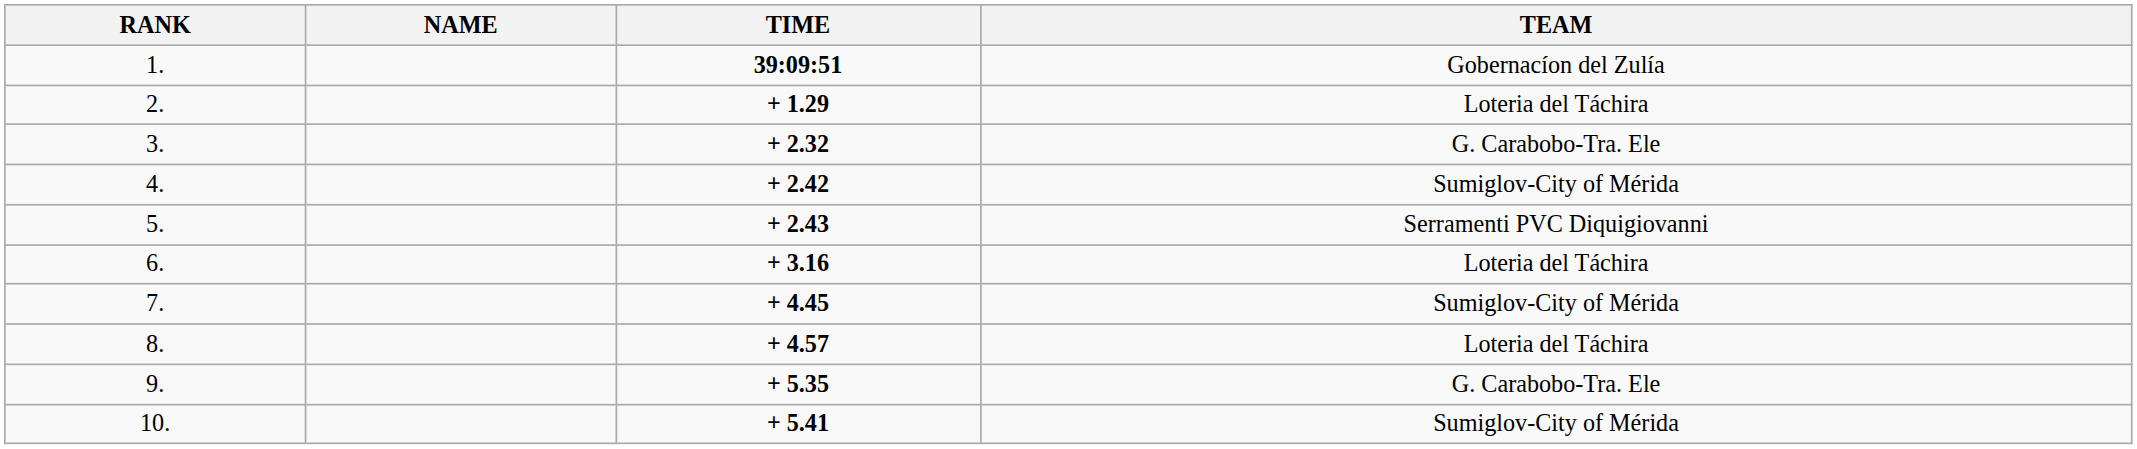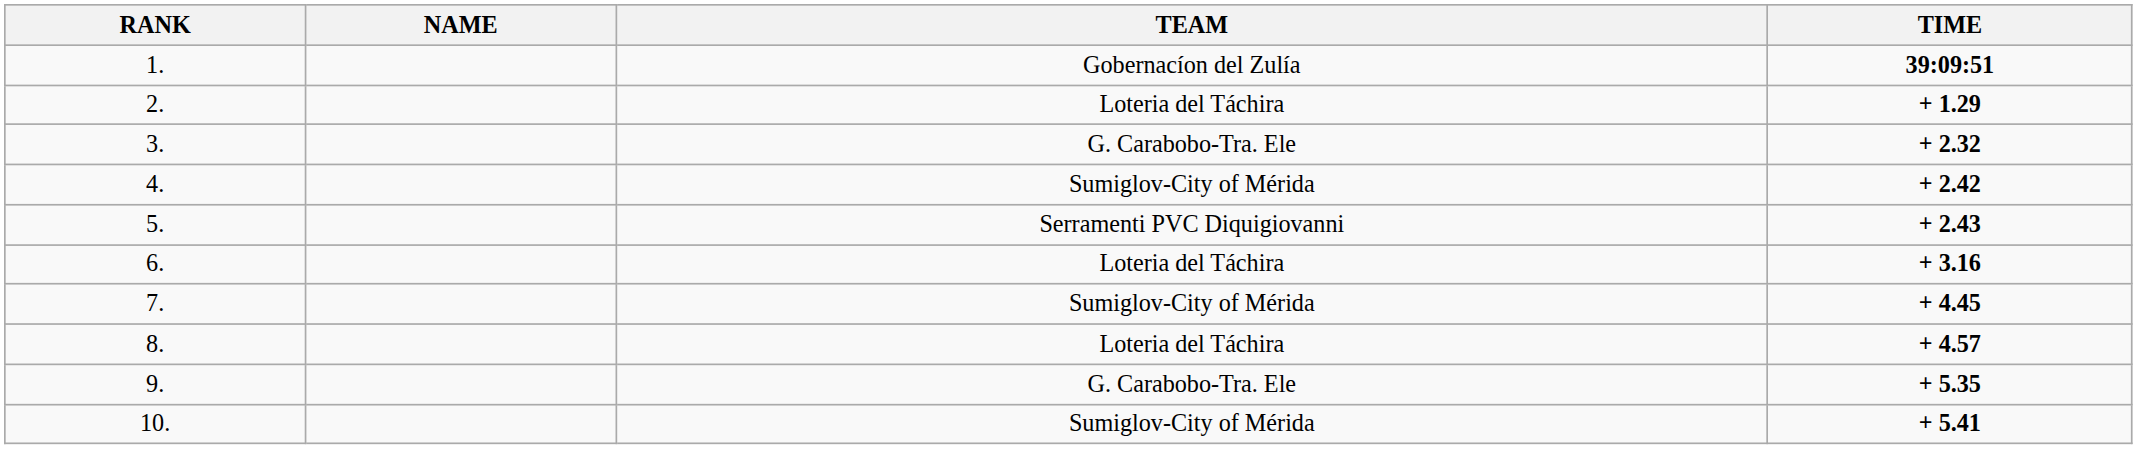columns swapped: (1556, 24) <-> (798, 24)
